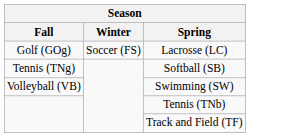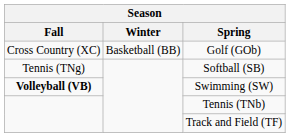+ row: (234, 50)
- row: (194, 50)
(44, 86) normal -> (54, 86) bold
